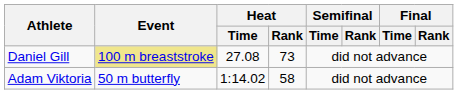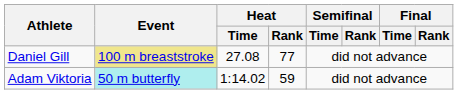(287, 57) 73 -> (287, 57) 77
(139, 79) no background -> (139, 79) paleturquoise background
(287, 79) 58 -> (287, 79) 59
